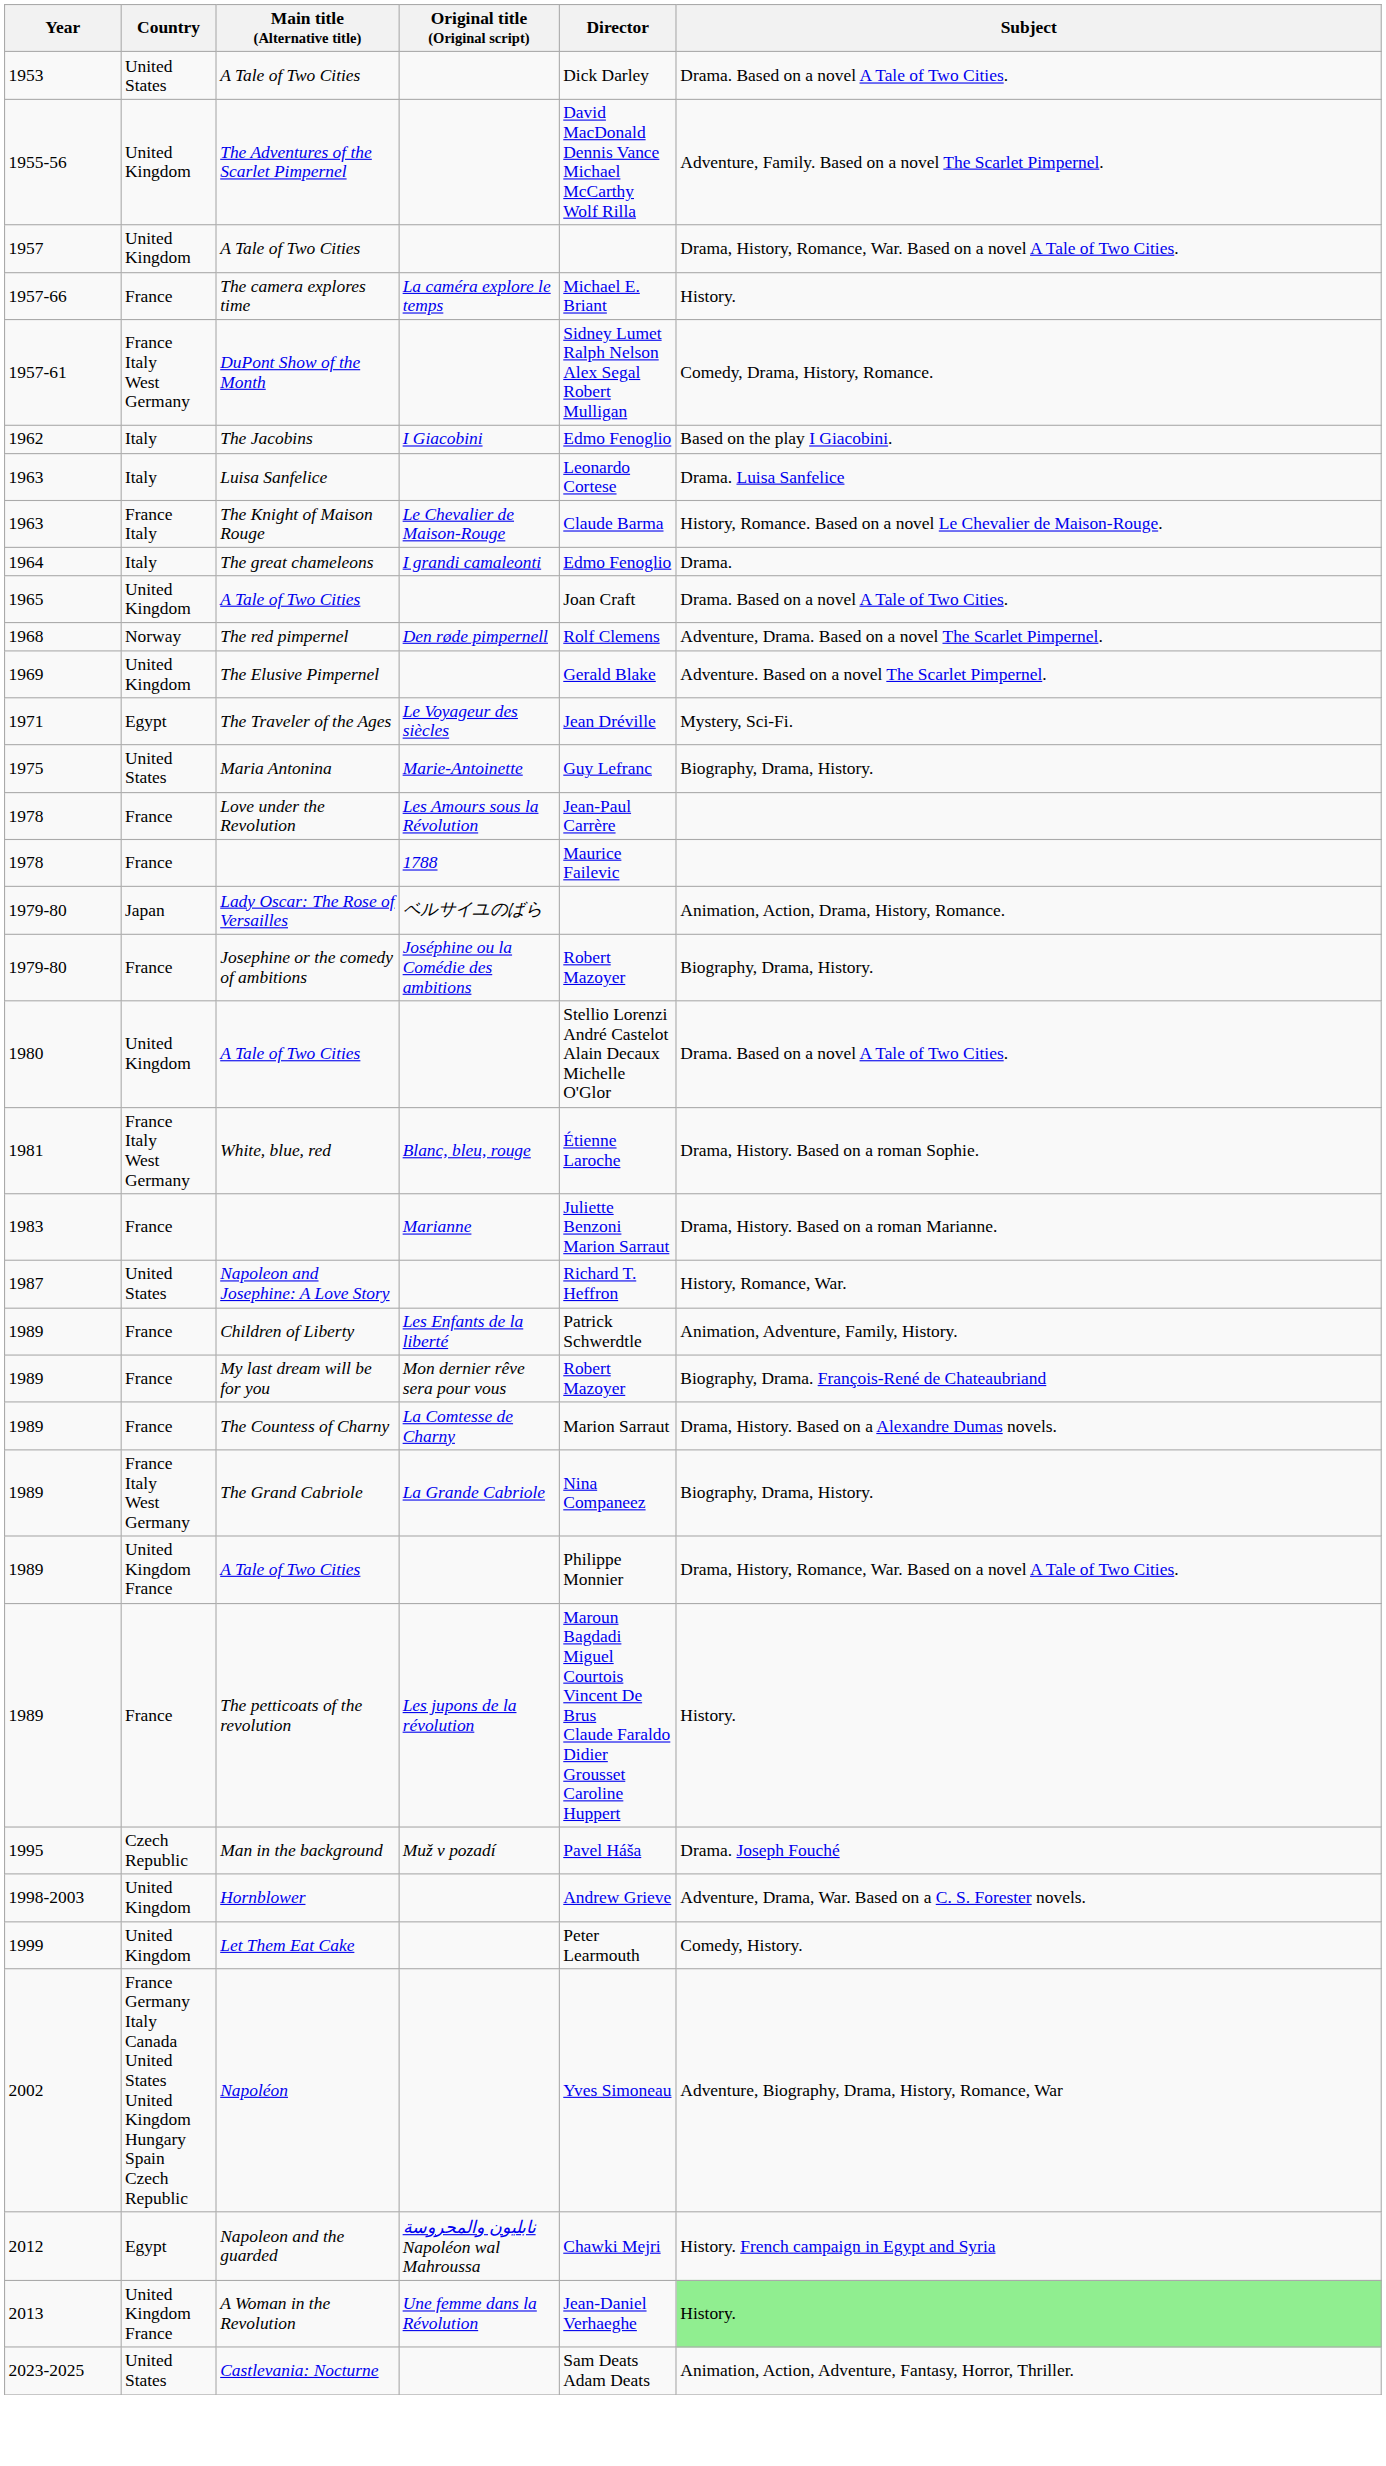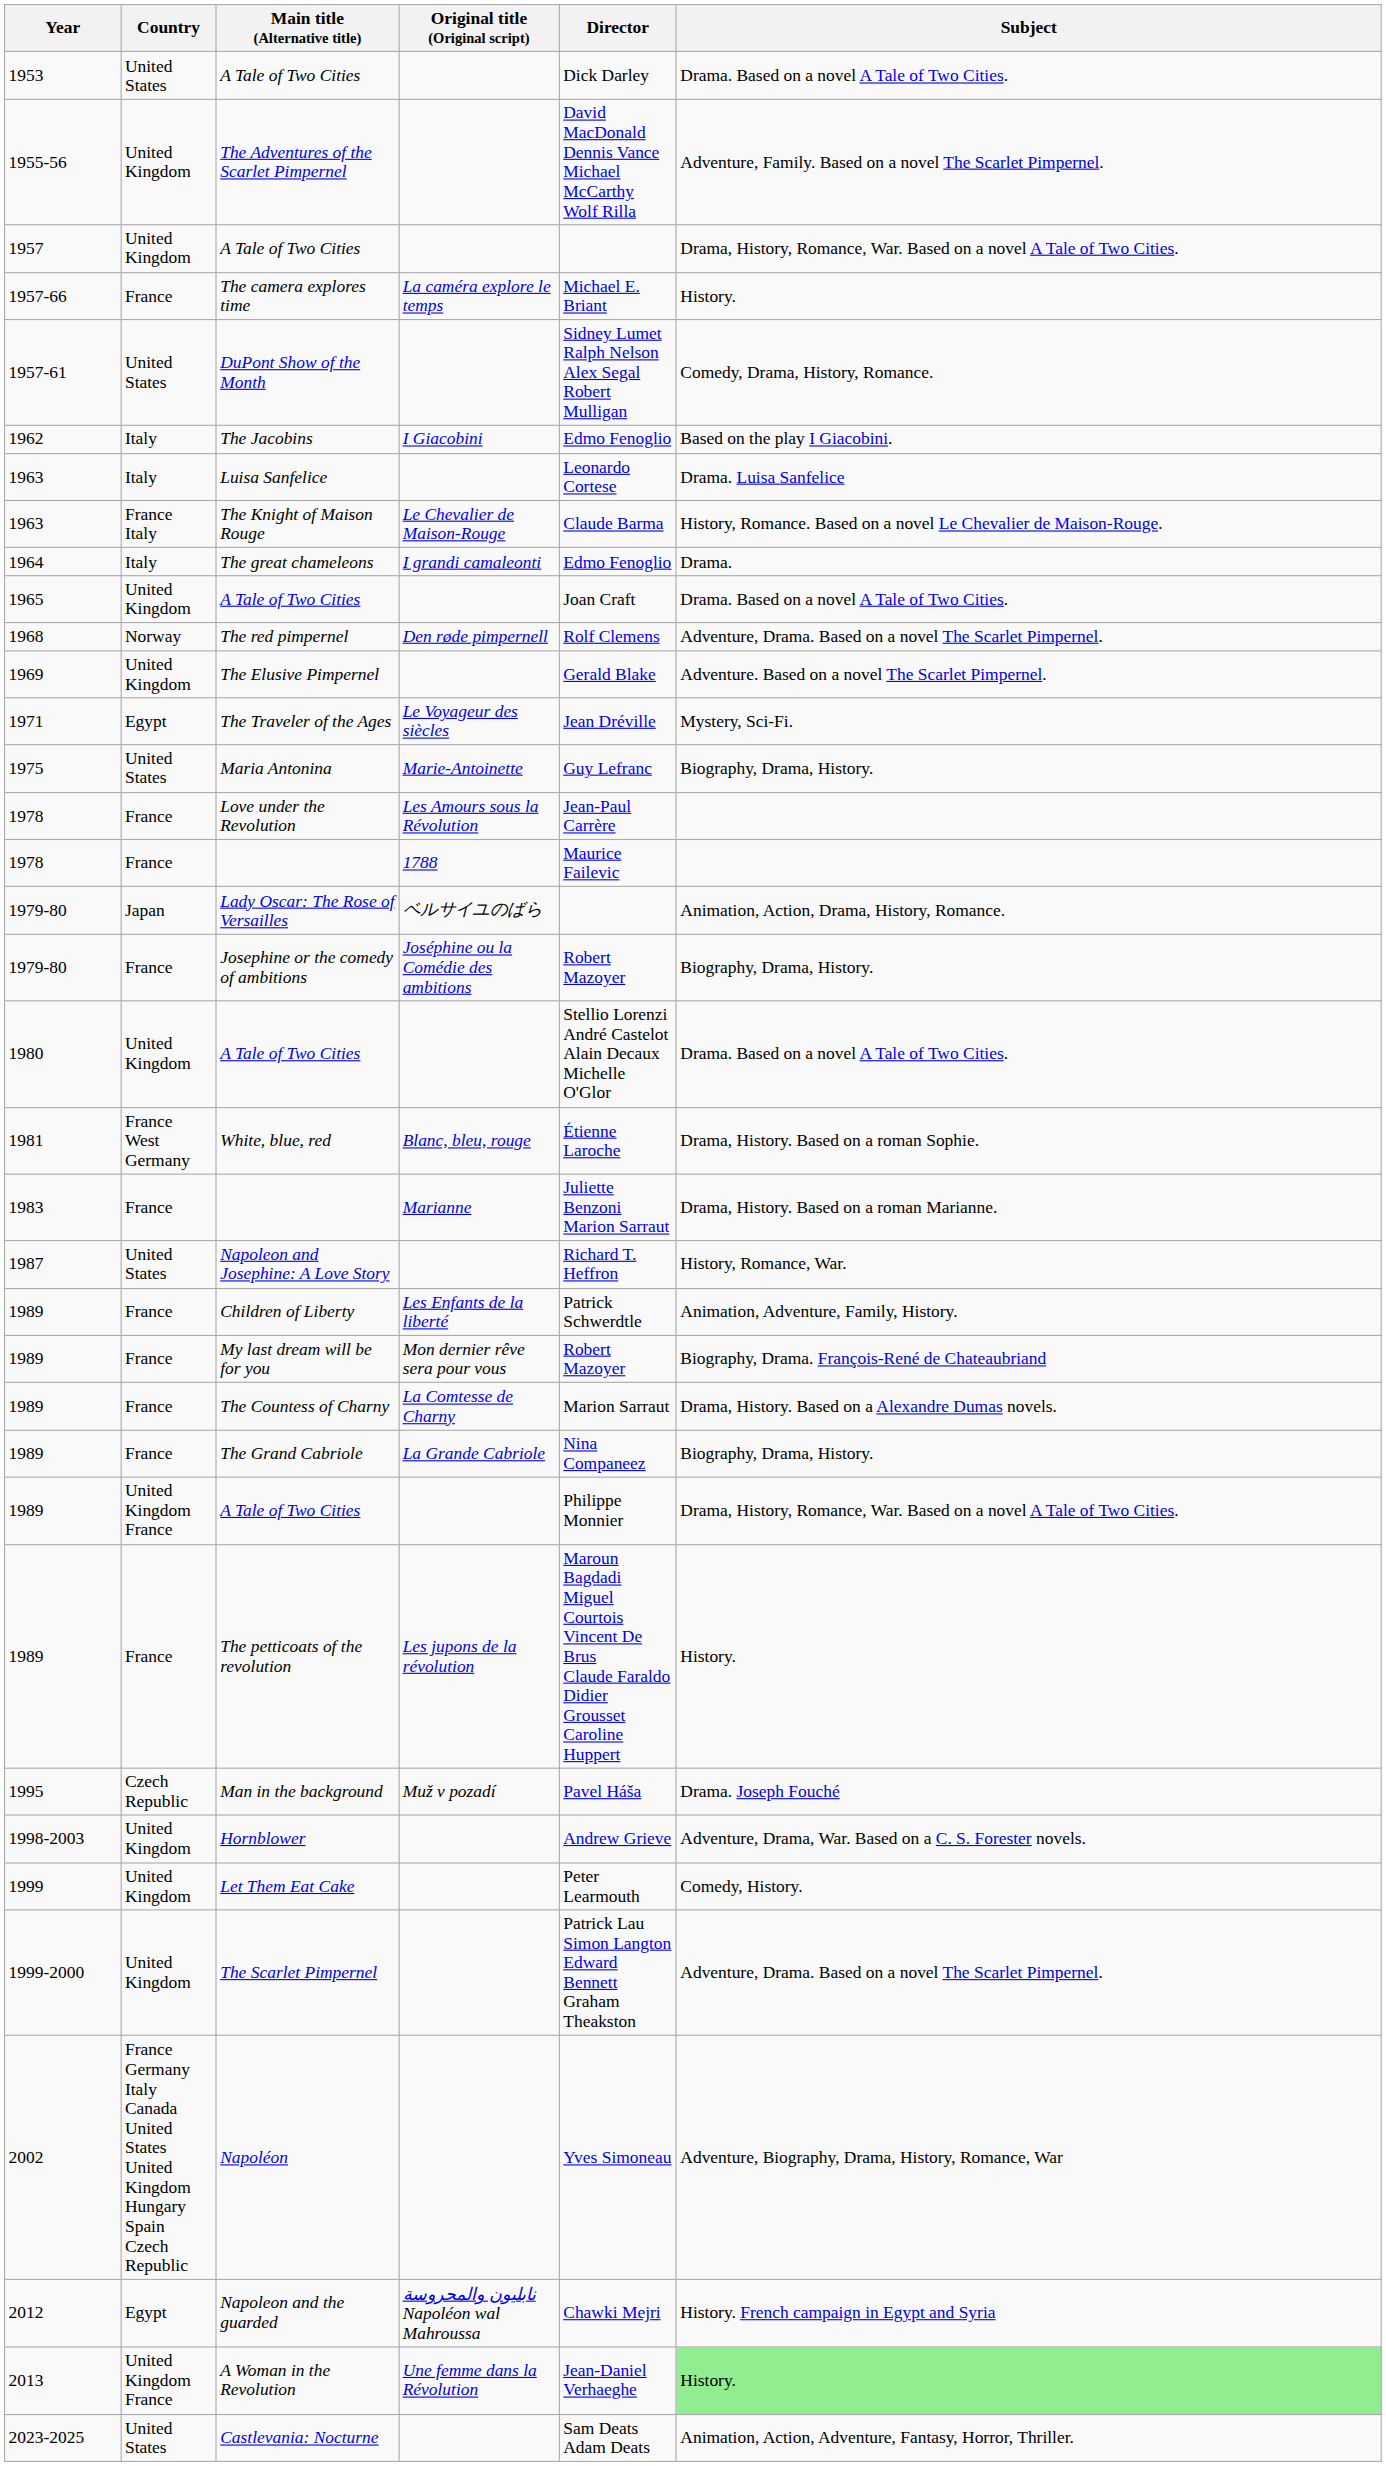(157, 372) France Italy West Germany -> (149, 372) United States
(157, 1150) France Italy West Germany -> (157, 1140) France West Germany
(157, 1492) France Italy West Germany -> (149, 1453) France
+ row: (46, 1972)
